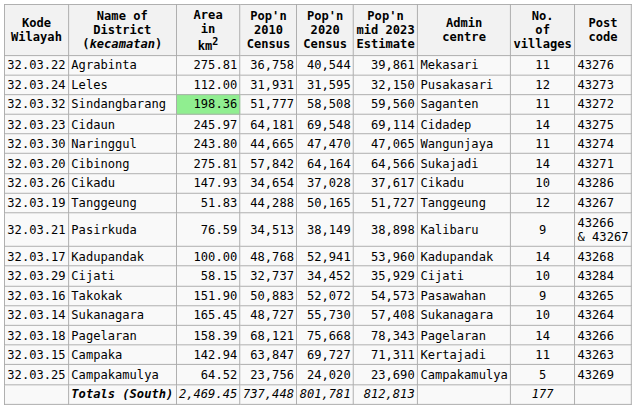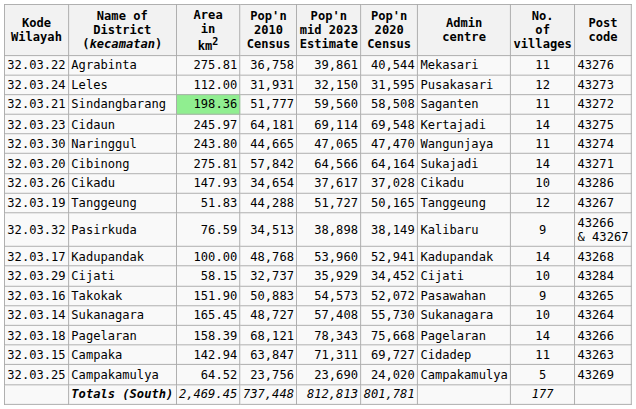columns swapped: (325, 30) <-> (386, 30)
(36, 104) 32.03.32 -> (36, 104) 32.03.21
(446, 124) Cidadep -> (453, 124) Kertajadi
(36, 230) 32.03.21 -> (36, 230) 32.03.32
(453, 355) Kertajadi -> (446, 355) Cidadep
